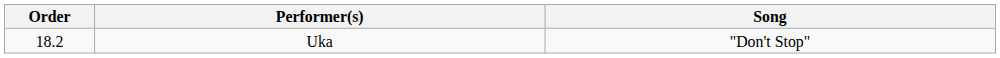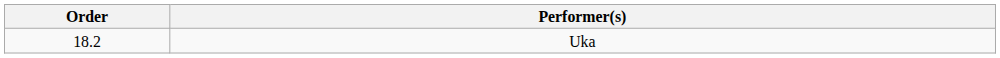- column: (770, 17)
